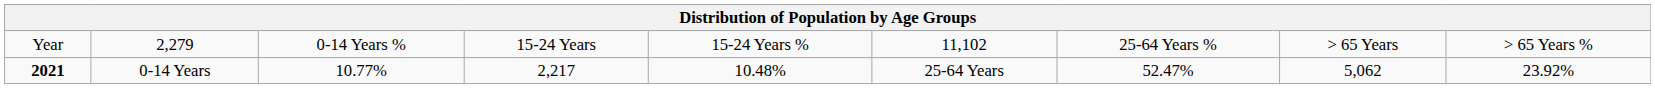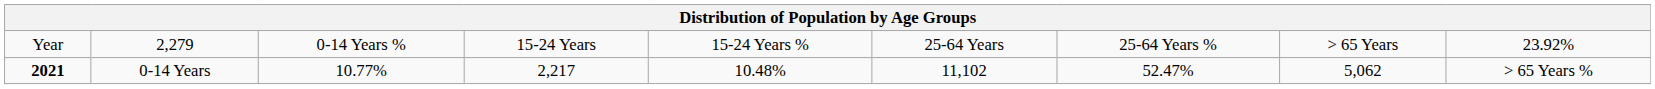(964, 44) 11,102 -> (964, 44) 25-64 Years
(1548, 44) > 65 Years % -> (1548, 44) 23.92%
(964, 70) 25-64 Years -> (964, 70) 11,102
(1548, 70) 23.92% -> (1548, 70) > 65 Years %
